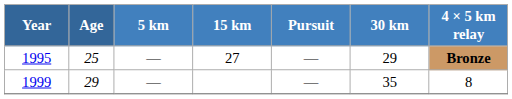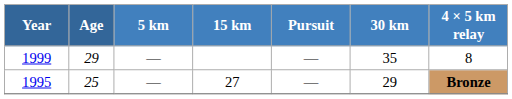rows swapped: (37, 58) <-> (37, 82)
